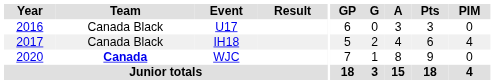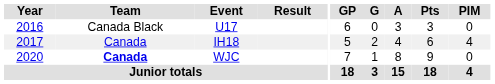(125, 42) Canada Black -> (125, 42) Canada
